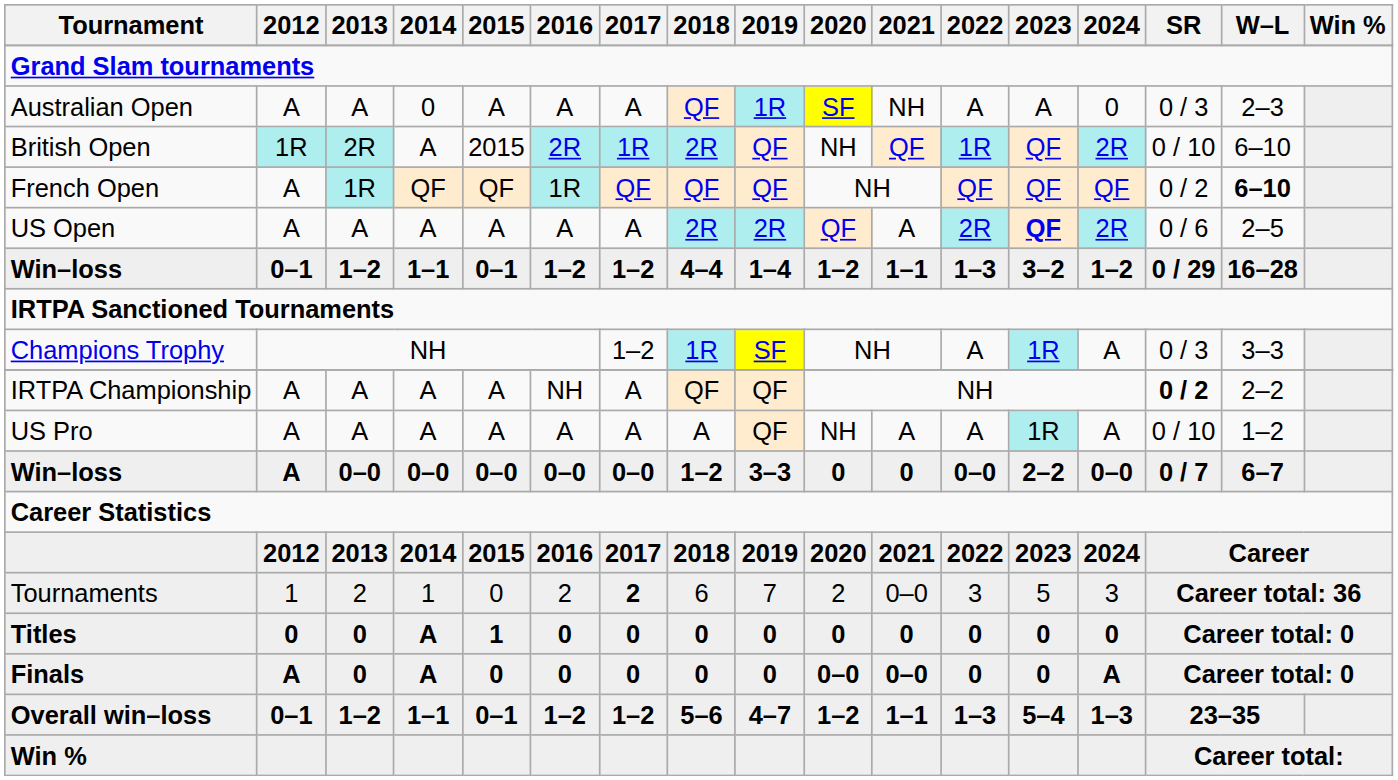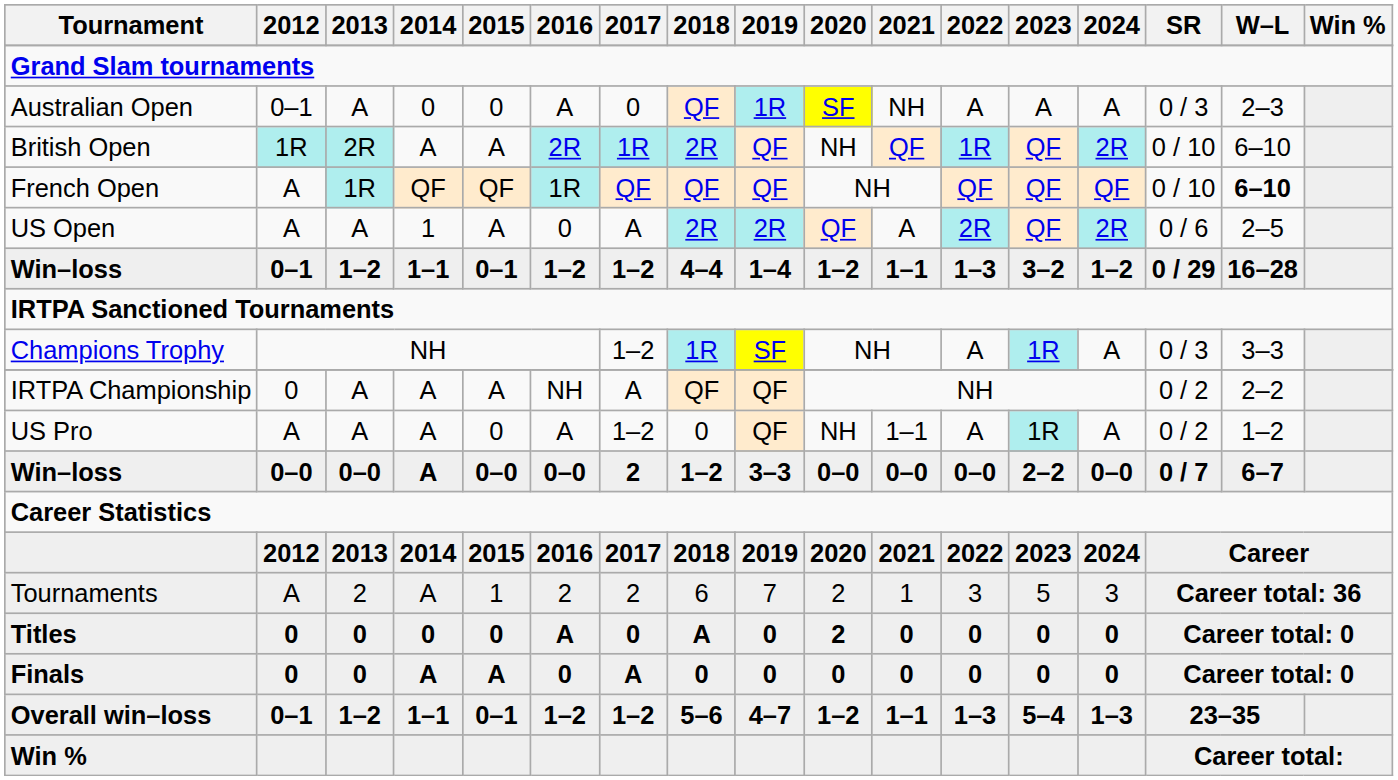(291, 106) A -> (291, 106) 0–1
(496, 106) A -> (496, 106) 0
(633, 106) A -> (633, 106) 0
(1112, 106) 0 -> (1112, 106) A
(496, 147) 2015 -> (496, 147) A
(1184, 187) 0 / 2 -> (1184, 187) 0 / 10
(428, 228) A -> (428, 228) 1
(565, 228) A -> (565, 228) 0
(1043, 228) bold -> (1043, 228) normal
(291, 390) A -> (291, 390) 0
(1184, 390) bold -> (1184, 390) normal
(496, 431) A -> (496, 431) 0
(633, 431) A -> (633, 431) 1–2
(702, 431) A -> (702, 431) 0
(907, 431) A -> (907, 431) 1–1
(1184, 431) 0 / 10 -> (1184, 431) 0 / 2
(291, 471) A -> (291, 471) 0–0
(428, 471) 0–0 -> (428, 471) A
(633, 471) 0–0 -> (633, 471) 2
(838, 471) 0 -> (838, 471) 0–0
(907, 471) 0 -> (907, 471) 0–0
(291, 593) 1 -> (291, 593) A
(428, 593) 1 -> (428, 593) A
(496, 593) 0 -> (496, 593) 1
(633, 593) bold -> (633, 593) normal
(907, 593) 0–0 -> (907, 593) 1
(428, 634) A -> (428, 634) 0
(496, 634) 1 -> (496, 634) 0
(565, 634) 0 -> (565, 634) A
(702, 634) 0 -> (702, 634) A
(838, 634) 0 -> (838, 634) 2
(291, 674) A -> (291, 674) 0
(496, 674) 0 -> (496, 674) A
(633, 674) 0 -> (633, 674) A
(838, 674) 0–0 -> (838, 674) 0
(907, 674) 0–0 -> (907, 674) 0
(1112, 674) A -> (1112, 674) 0
